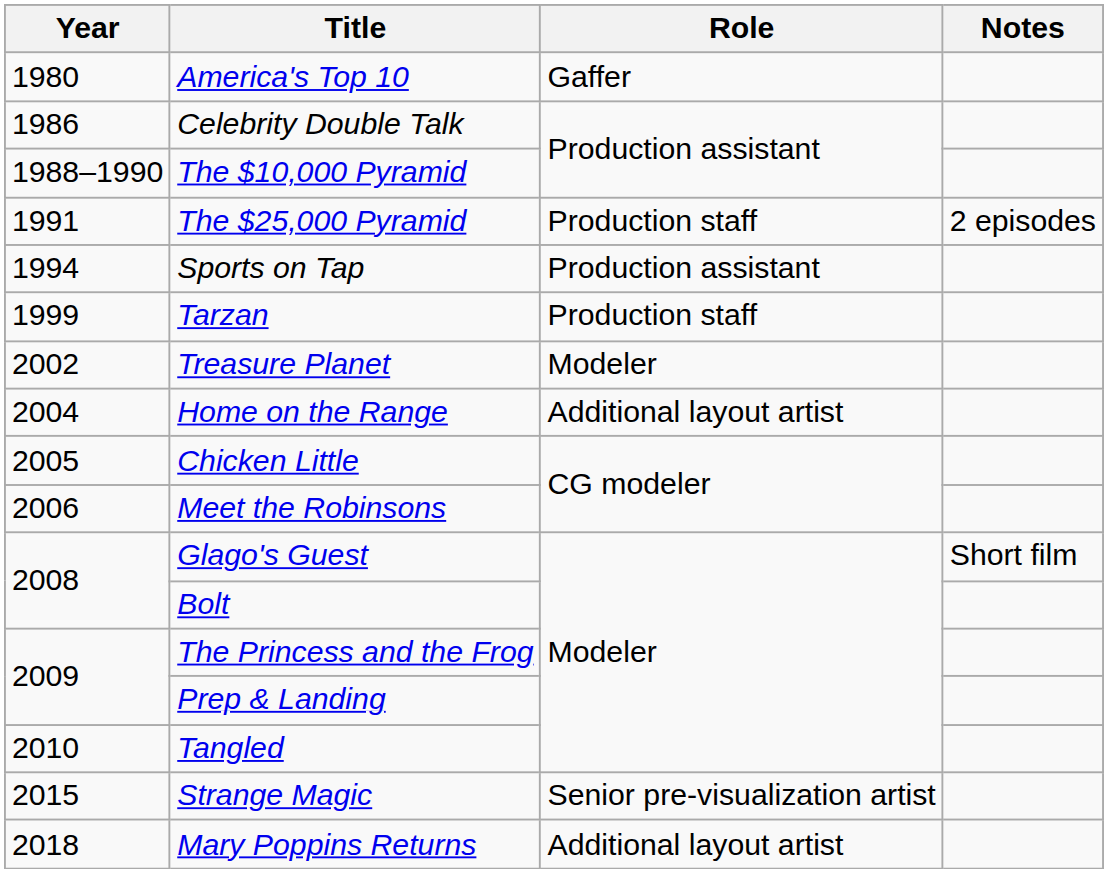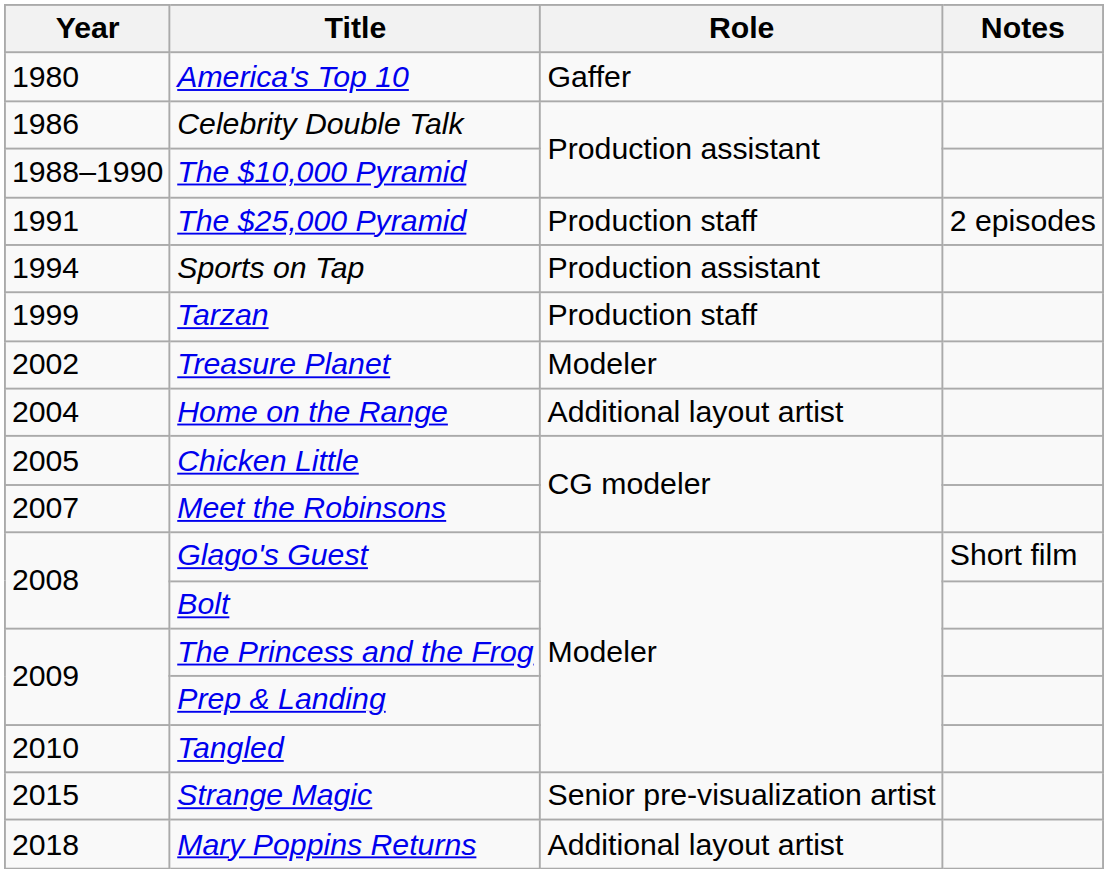(46, 508) 2006 -> (46, 508) 2007
